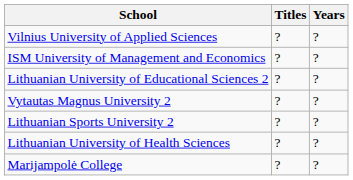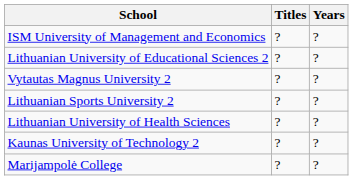- row: (112, 36)
+ row: (103, 143)
